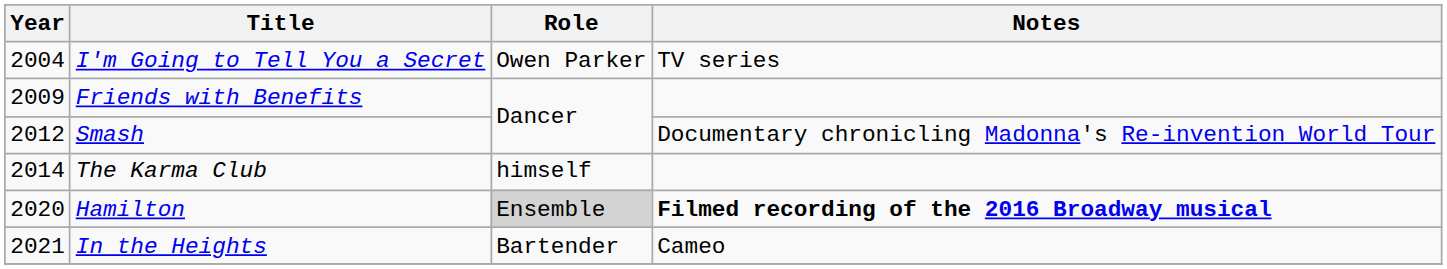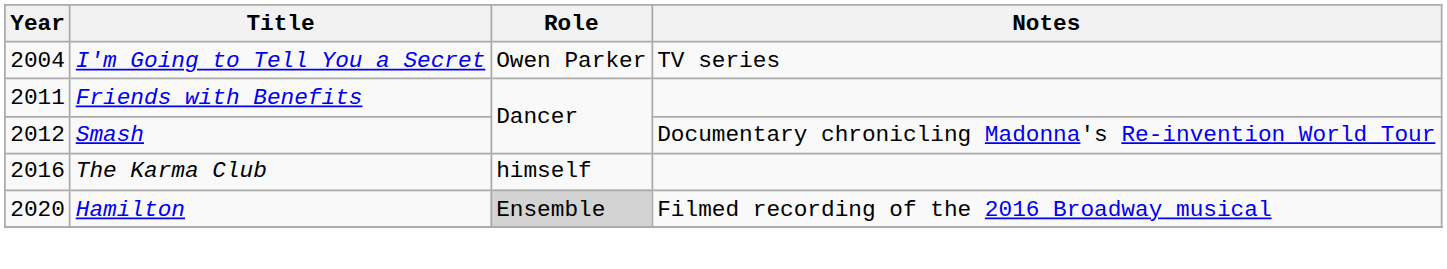(38, 98) 2009 -> (38, 98) 2011
(38, 172) 2014 -> (38, 172) 2016
(964, 209) bold -> (964, 209) normal
- row: (171, 246)
